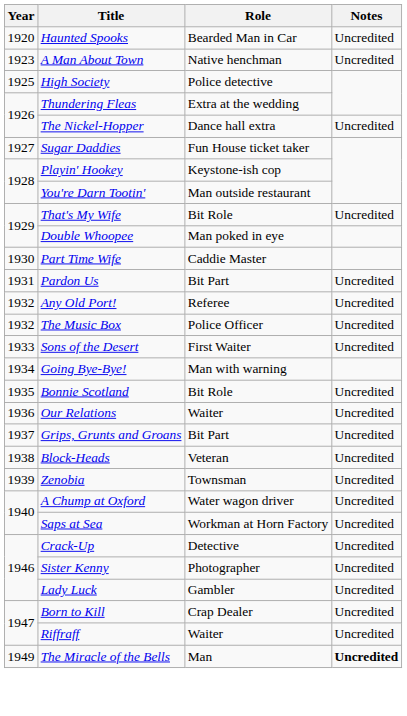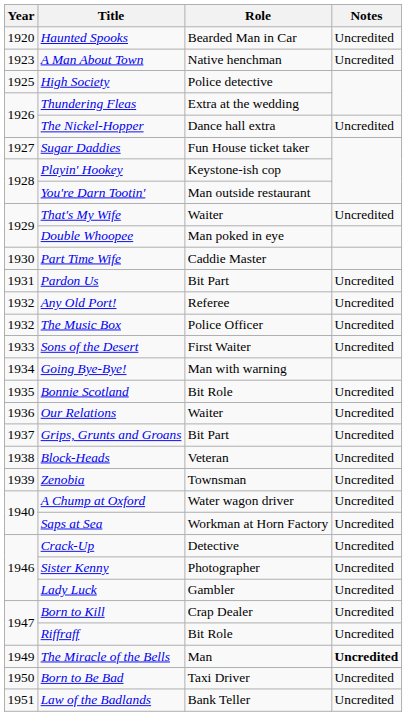(210, 214) Bit Role -> (205, 214) Waiter
(205, 634) Waiter -> (210, 634) Bit Role
+ row: (82, 678)
+ row: (96, 700)
